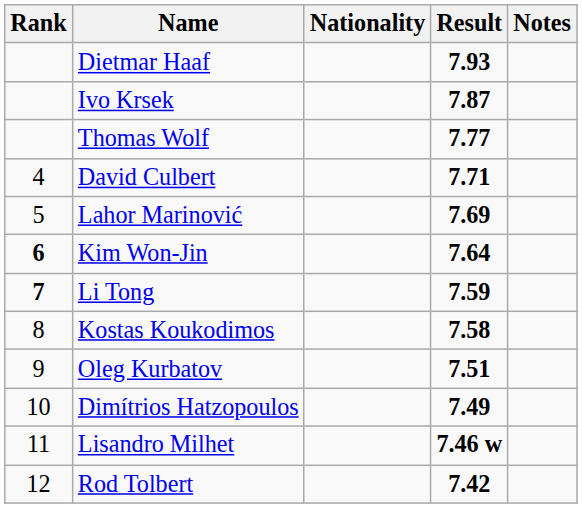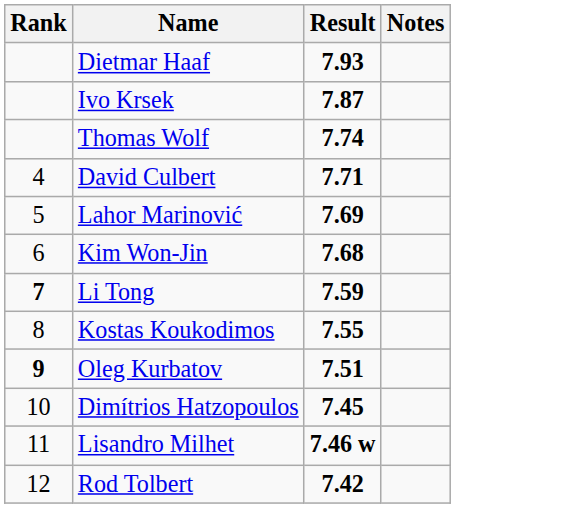- column: (368, 23)
(469, 138) 7.77 -> (343, 138) 7.74
(39, 253) bold -> (39, 253) normal
(469, 253) 7.64 -> (343, 253) 7.68
(469, 330) 7.58 -> (343, 330) 7.55
(39, 368) normal -> (39, 368) bold
(469, 406) 7.49 -> (343, 406) 7.45
